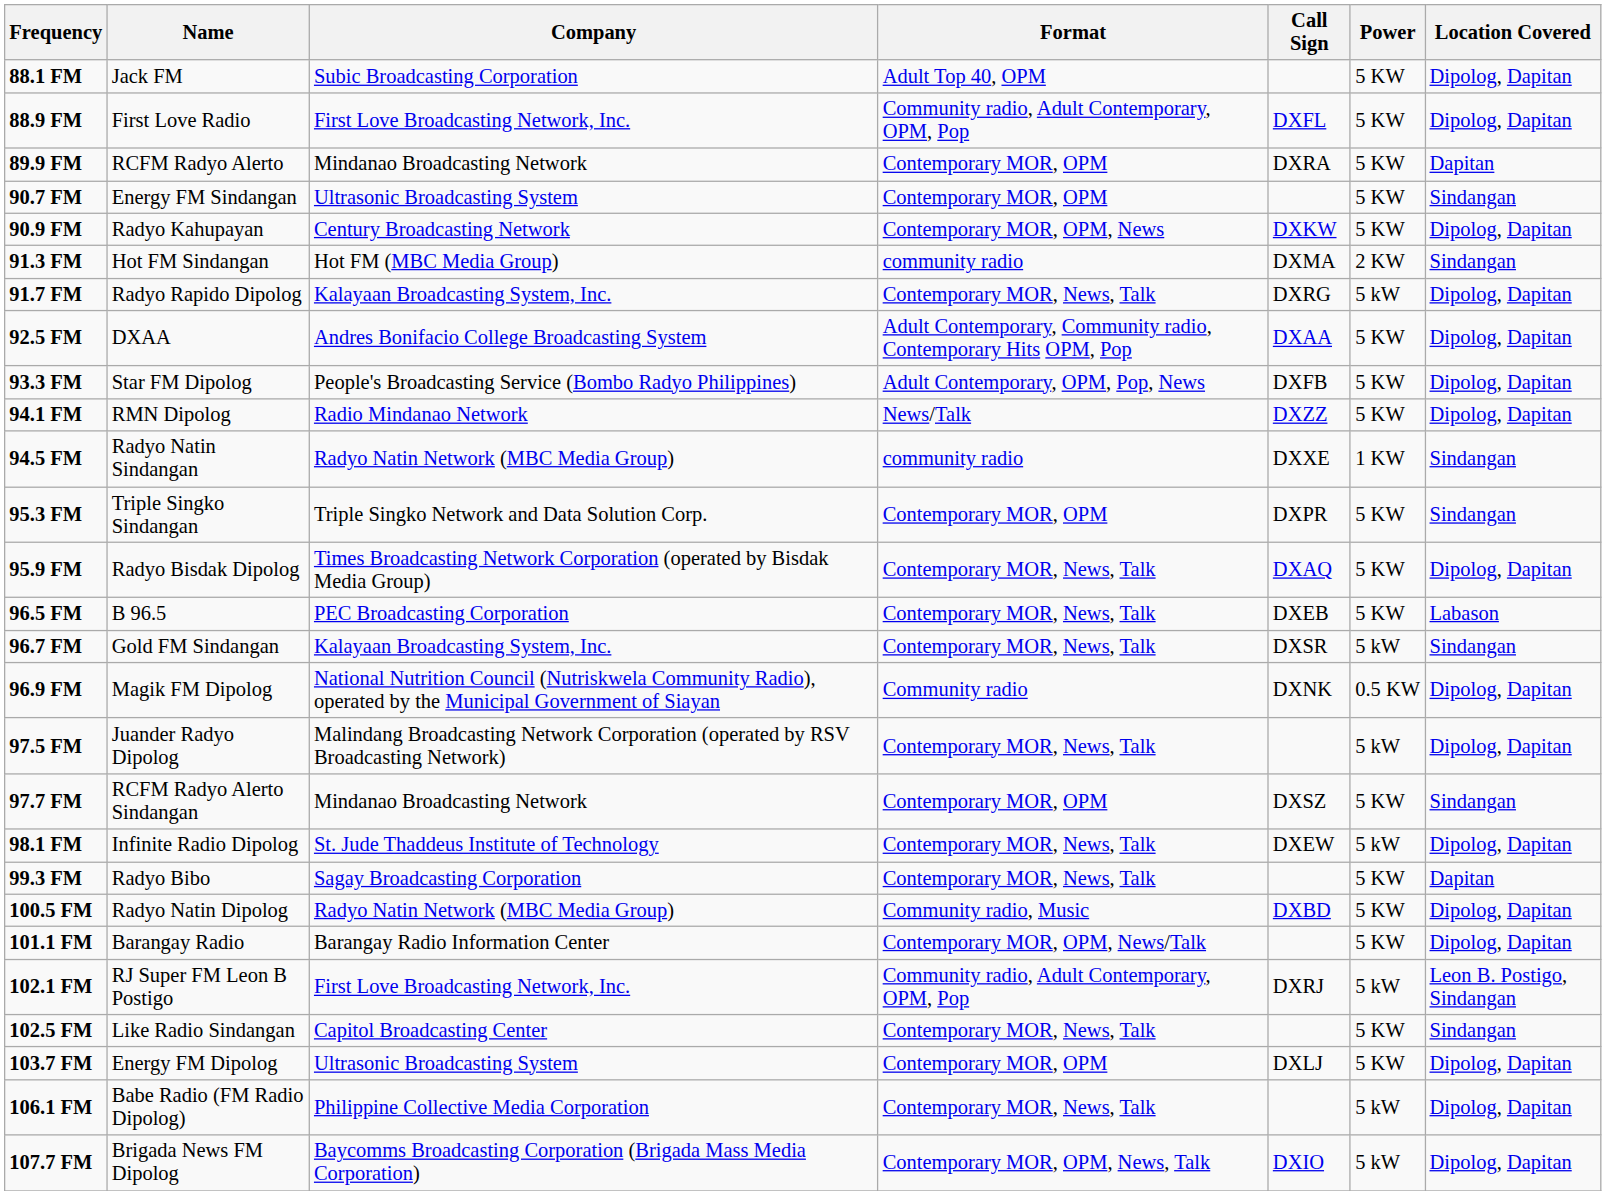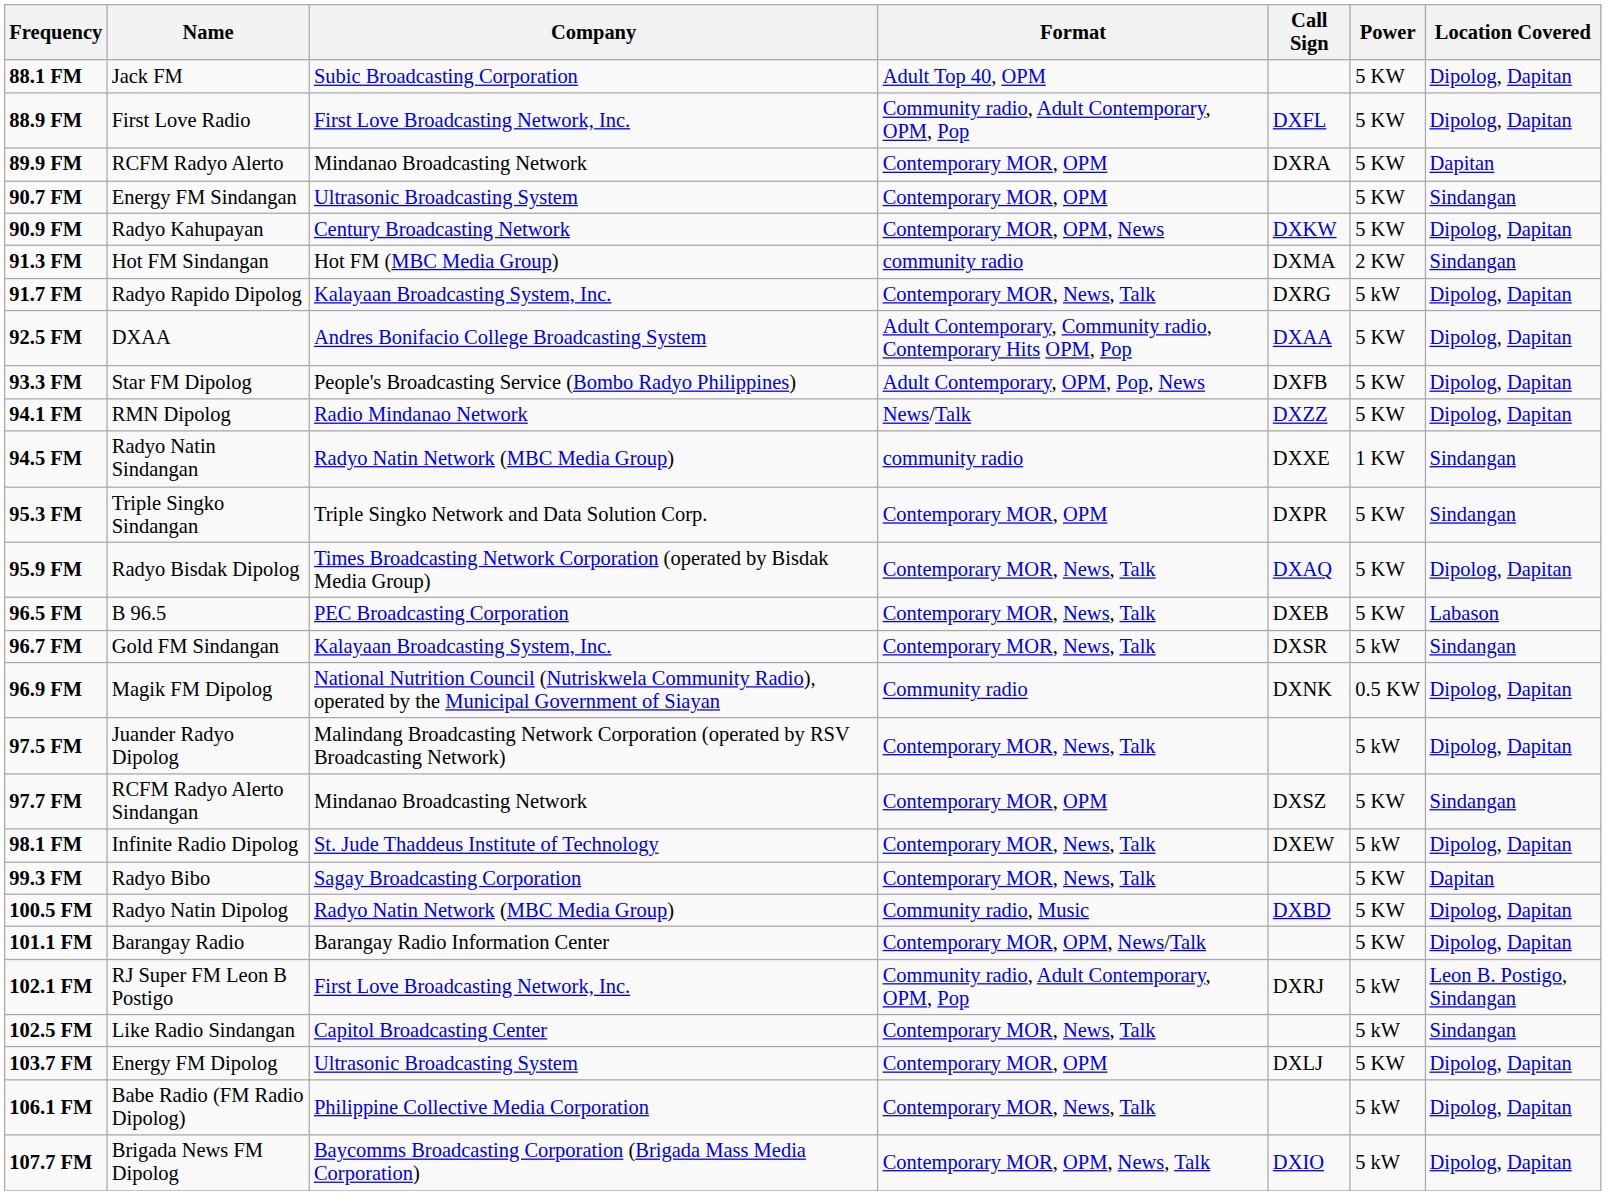(1380, 1030) 5 KW -> (1378, 1030) 5 kW
